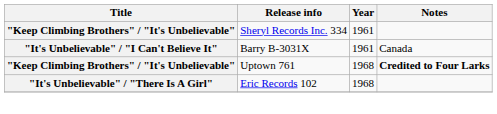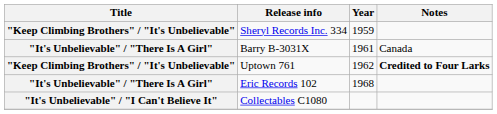(363, 30) 1961 -> (363, 30) 1959
(121, 48) "It's Unbelievable" / "I Can't Believe It" -> (121, 48) "It's Unbelievable" / "There Is A Girl"
(363, 65) 1968 -> (363, 65) 1962
+ row: (284, 100)
